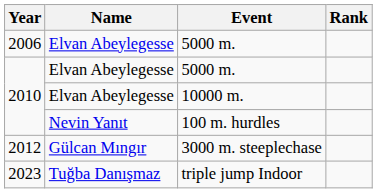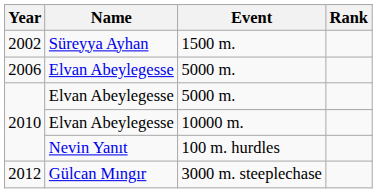+ row: (25, 43)
- row: (25, 174)
